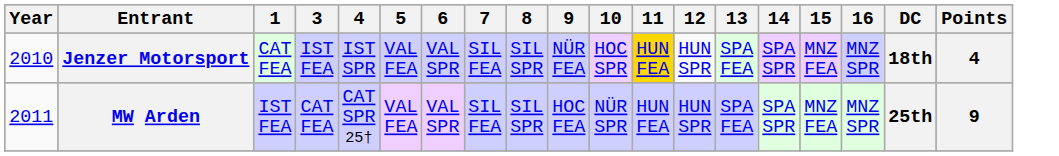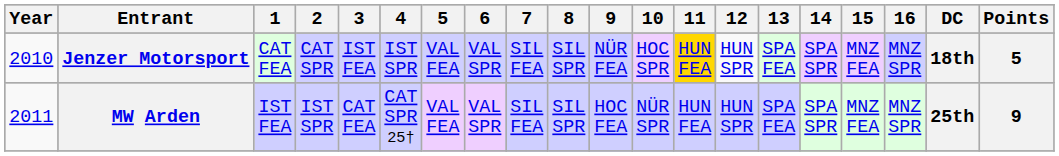+ column: (317, 19)
(974, 58) 4 -> (1016, 58) 5
